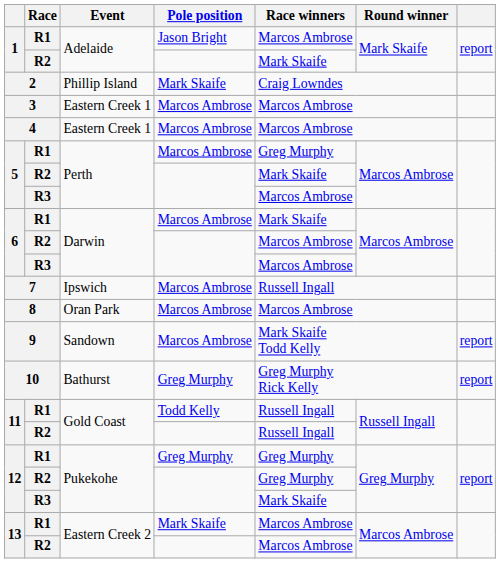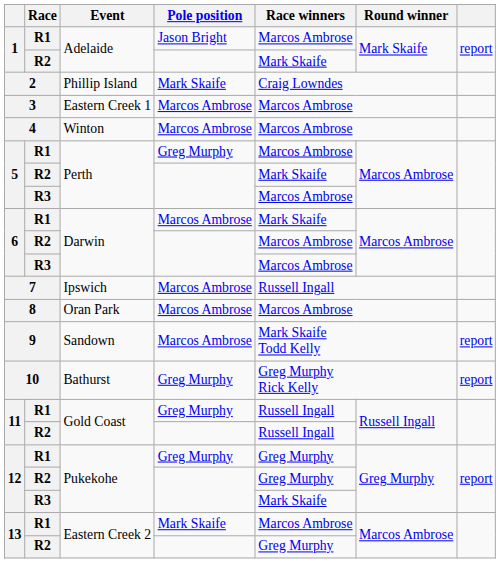(107, 128) Eastern Creek 1 -> (84, 128) Winton
(205, 151) Marcos Ambrose -> (195, 151) Greg Murphy
(296, 151) Greg Murphy -> (305, 151) Marcos Ambrose
(189, 410) Todd Kelly -> (195, 410) Greg Murphy
(305, 546) Marcos Ambrose -> (296, 546) Greg Murphy
